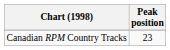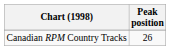(147, 38) 23 -> (147, 38) 26
